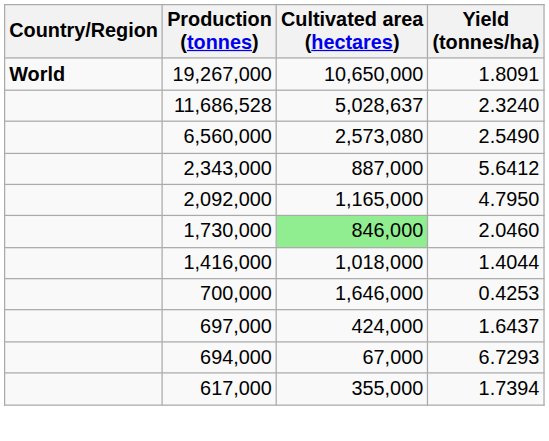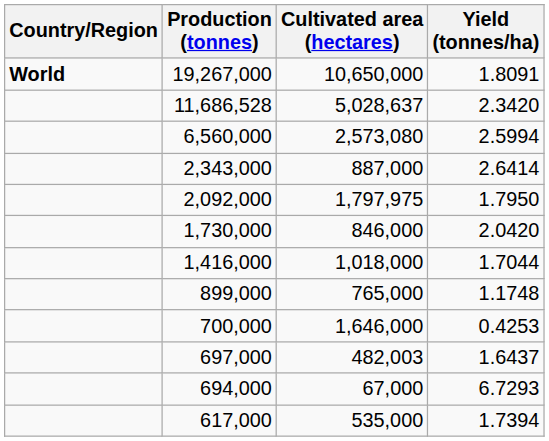(509, 105) 2.3240 -> (509, 105) 2.3420
(509, 136) 2.5490 -> (509, 136) 2.5994
(509, 168) 5.6412 -> (509, 168) 2.6414
(379, 199) 1,165,000 -> (379, 199) 1,797,975
(509, 199) 4.7950 -> (509, 199) 1.7950
(387, 231) lightgreen background -> (387, 231) no background
(509, 231) 2.0460 -> (509, 231) 2.0420
(509, 262) 1.4044 -> (509, 262) 1.7044
+ row: (236, 294)
(387, 325) 424,000 -> (387, 357) 482,003
(387, 388) 355,000 -> (387, 420) 535,000
